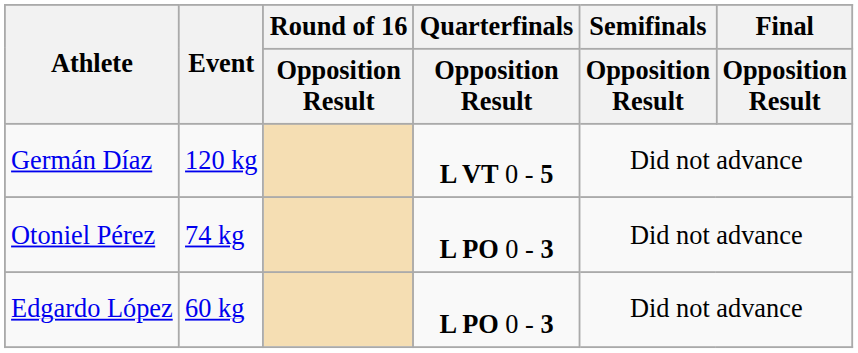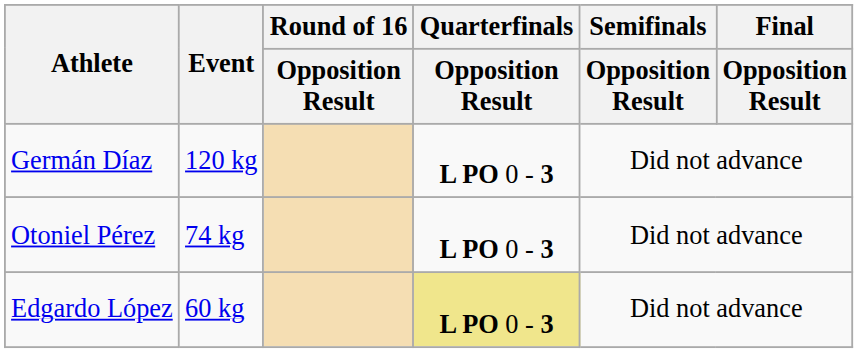(497, 175) L VT 0 - 5 -> (497, 175) L PO 0 - 3
(497, 324) no background -> (497, 324) khaki background
